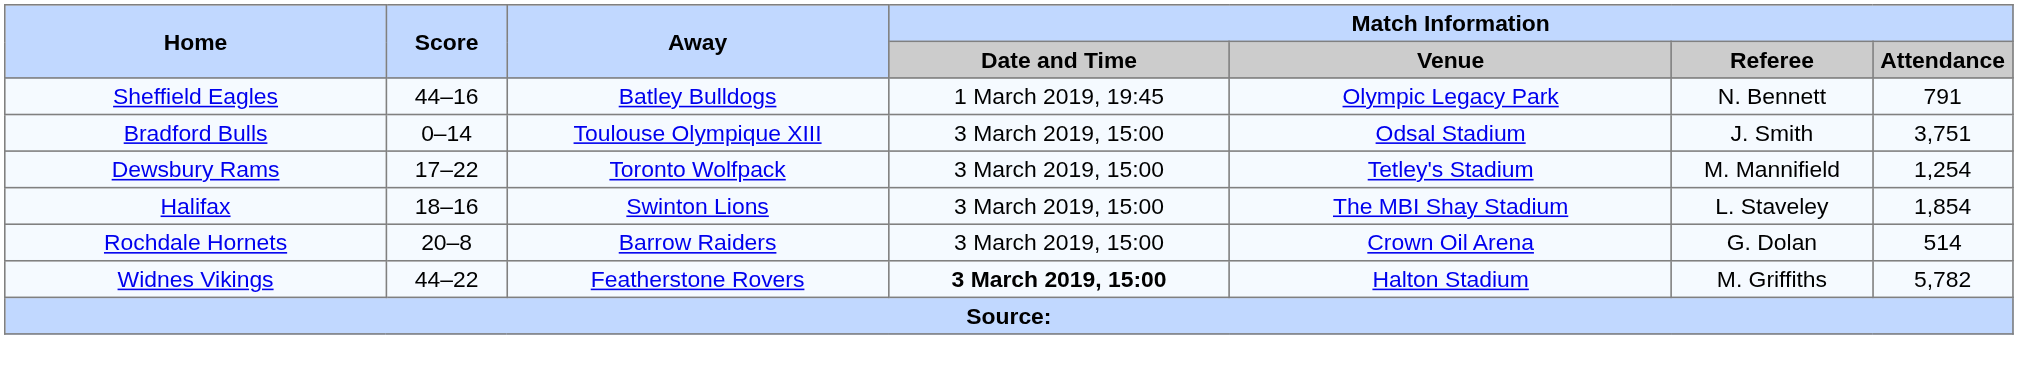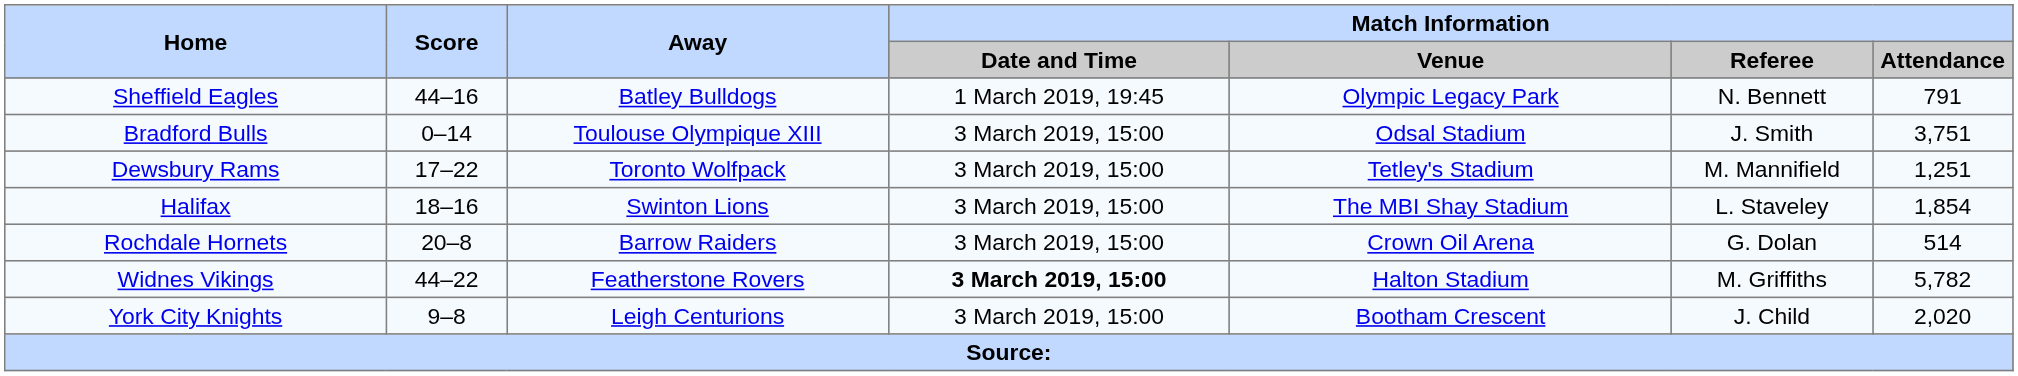(1943, 169) 1,254 -> (1943, 169) 1,251
+ row: (196, 316)
